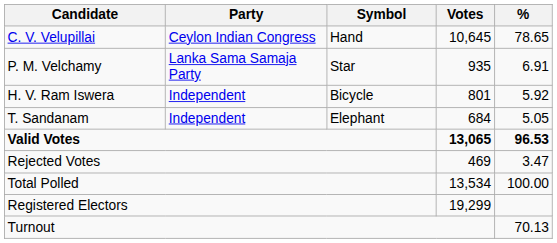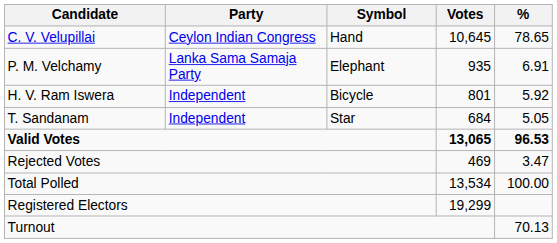(343, 66) Star -> (357, 66) Elephant
(357, 118) Elephant -> (343, 118) Star
